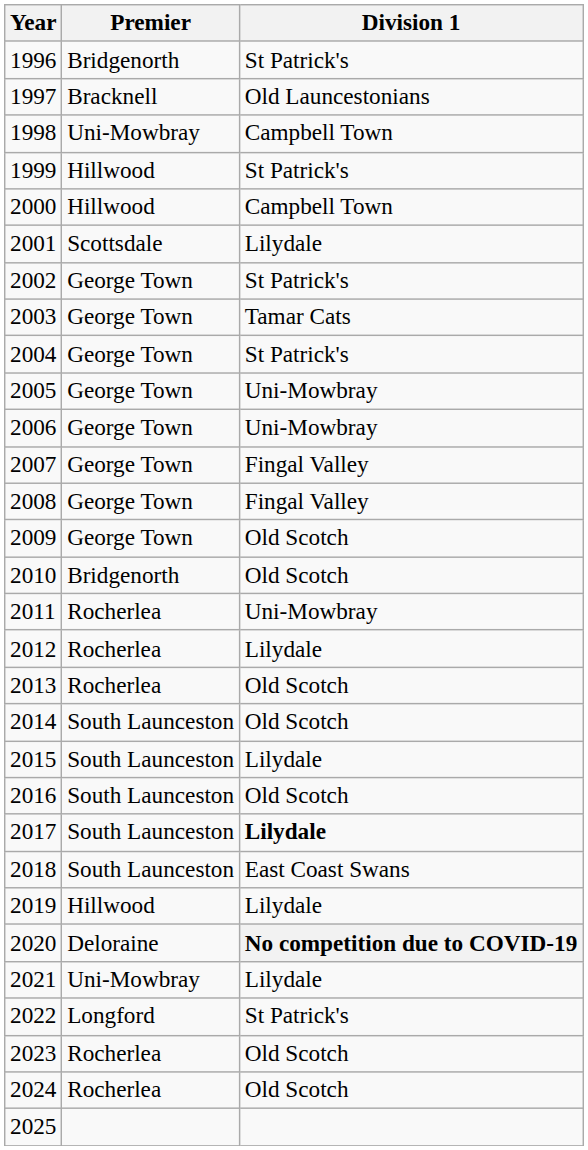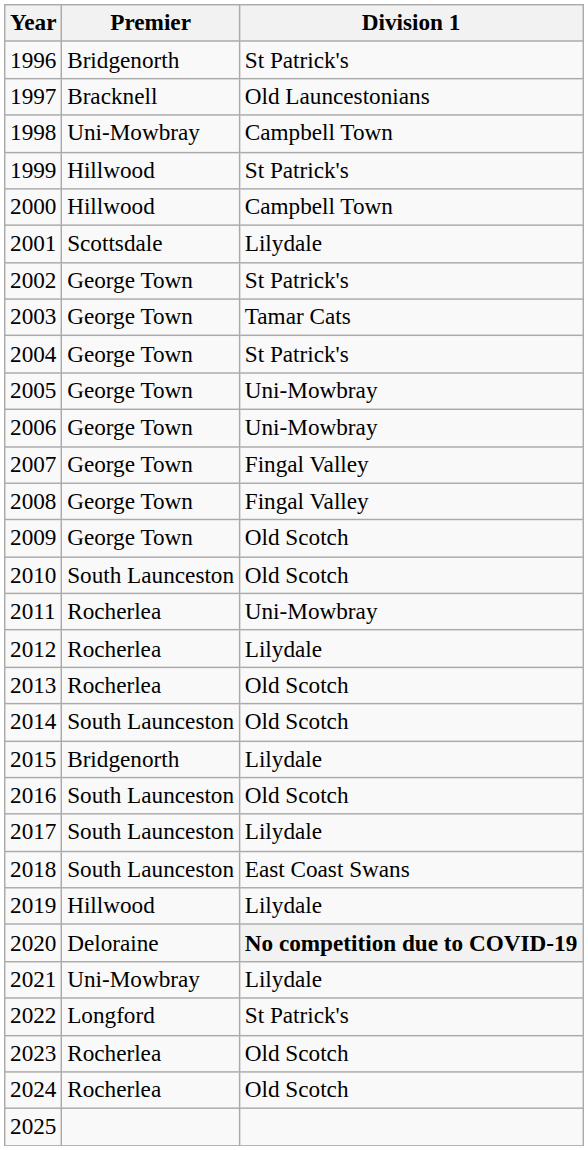(123, 574) Bridgenorth -> (151, 574) South Launceston
(151, 758) South Launceston -> (123, 758) Bridgenorth
(285, 832) bold -> (283, 832) normal
